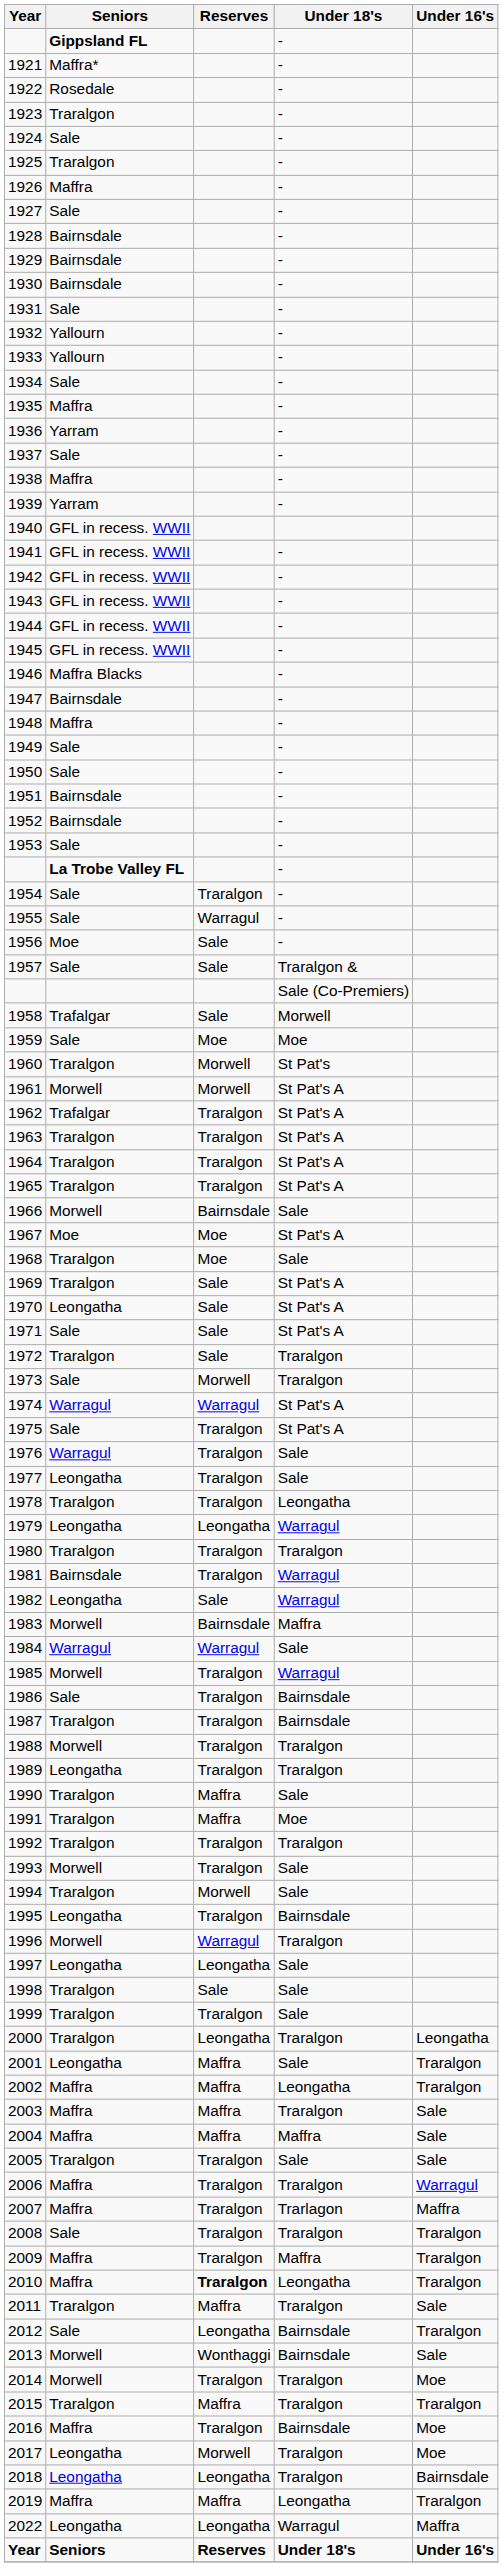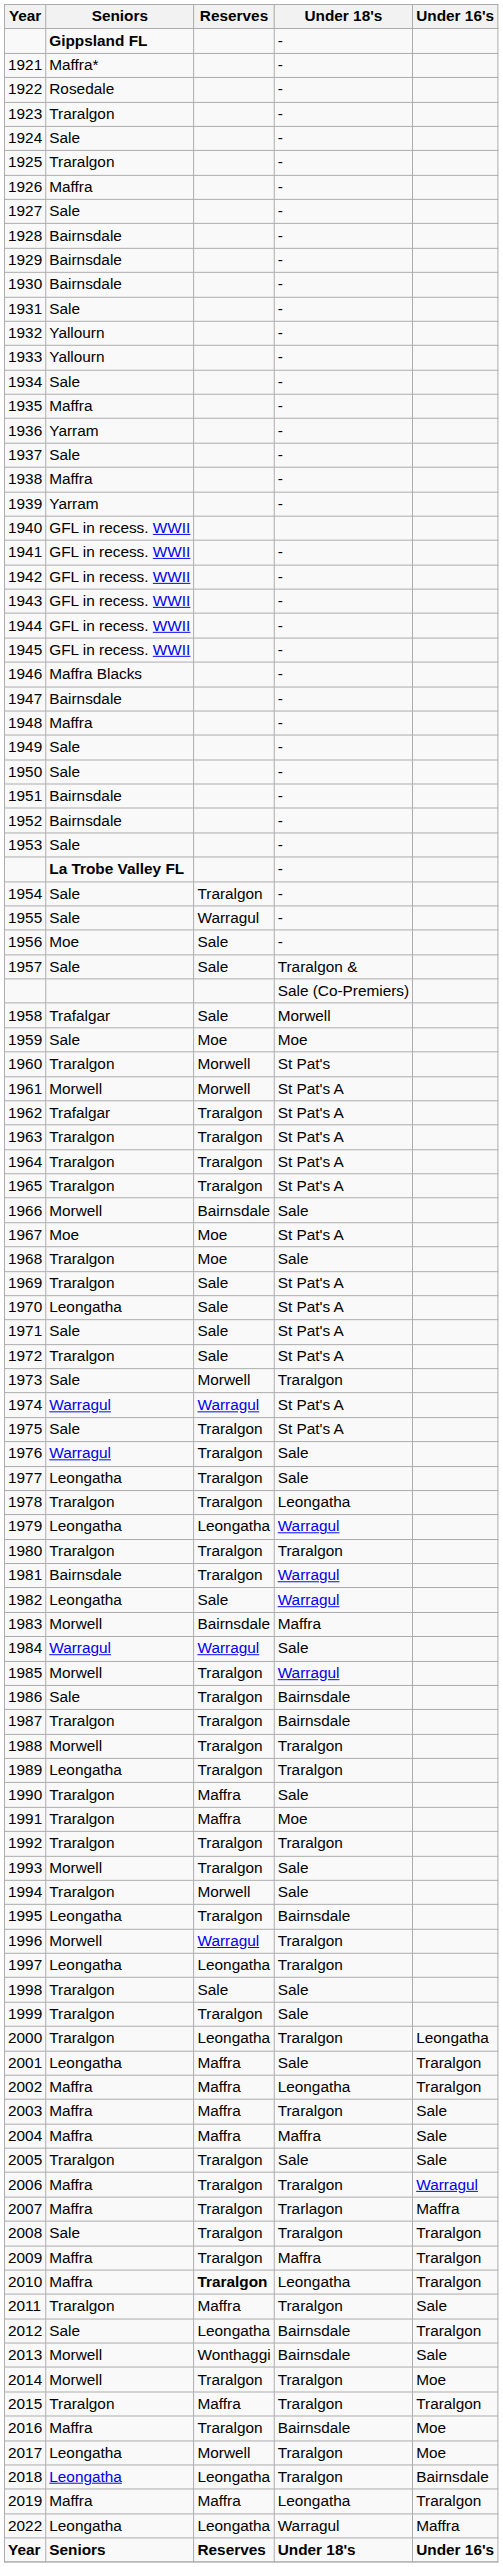(310, 1356) Traralgon -> (311, 1356) St Pat's A
(293, 1965) Sale -> (310, 1965) Traralgon
